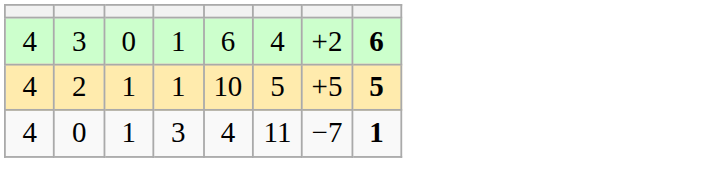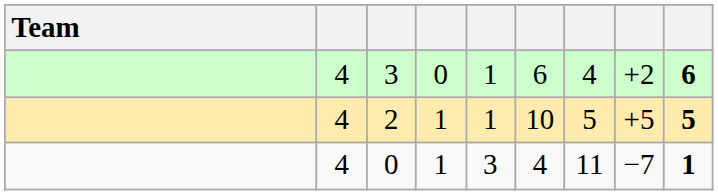+ column: (46, 27)
